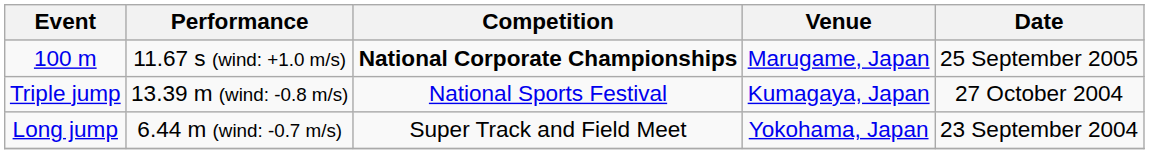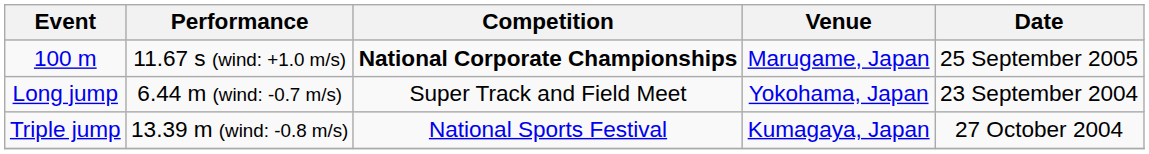rows swapped: (65, 129) <-> (65, 93)
